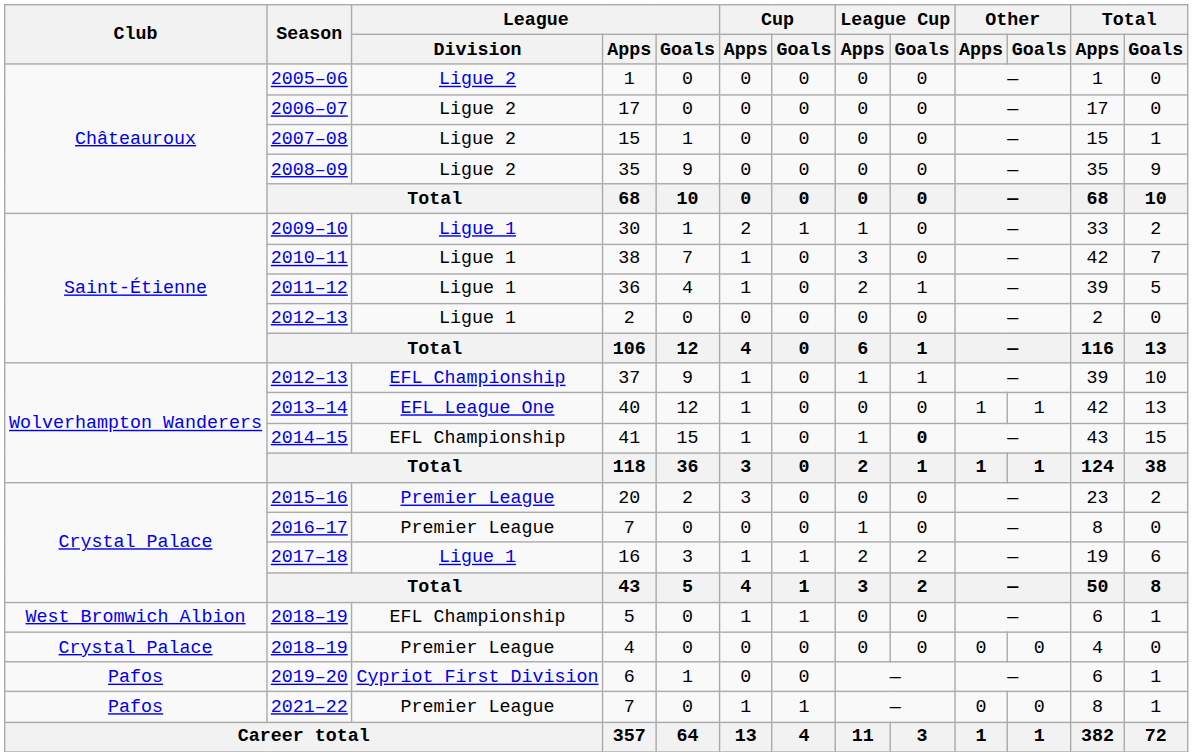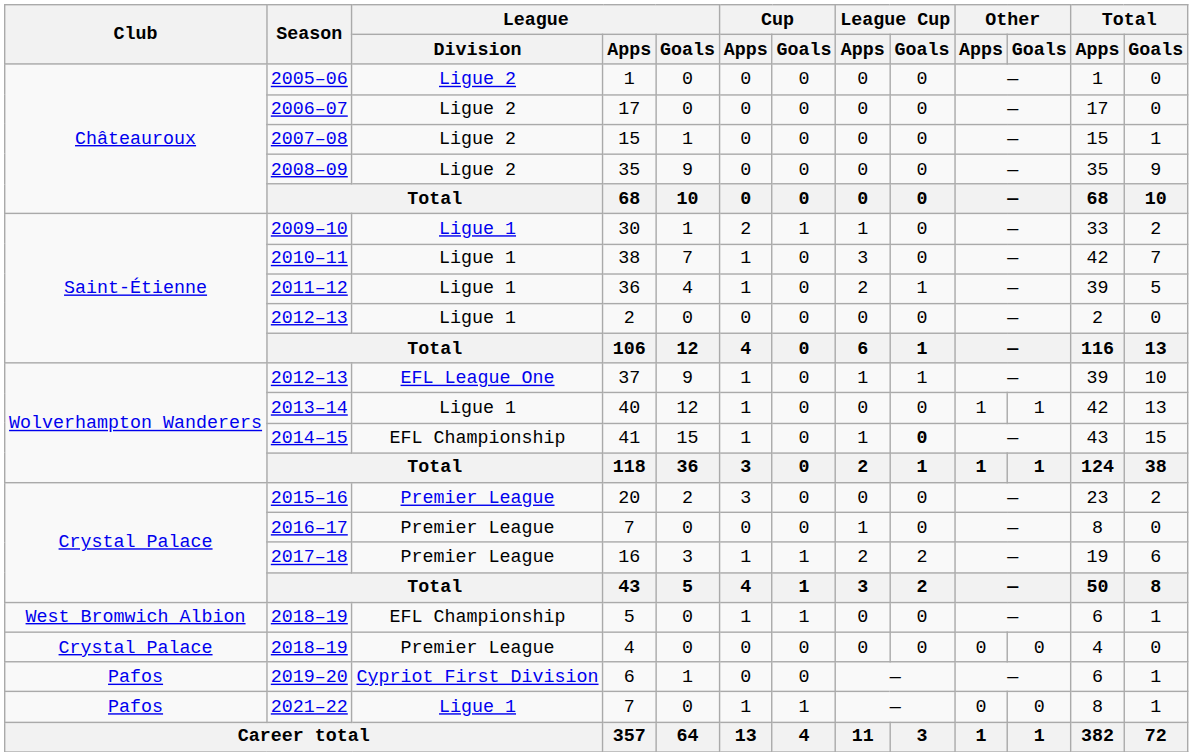(478, 378) EFL Championship -> (478, 378) EFL League One
(478, 408) EFL League One -> (478, 408) Ligue 1
(478, 557) Ligue 1 -> (478, 557) Premier League
(478, 707) Premier League -> (478, 707) Ligue 1
